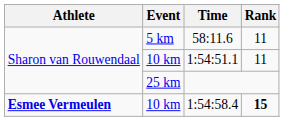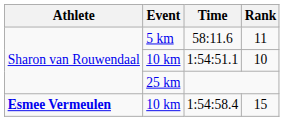(260, 60) 11 -> (260, 60) 10
(260, 105) bold -> (260, 105) normal
